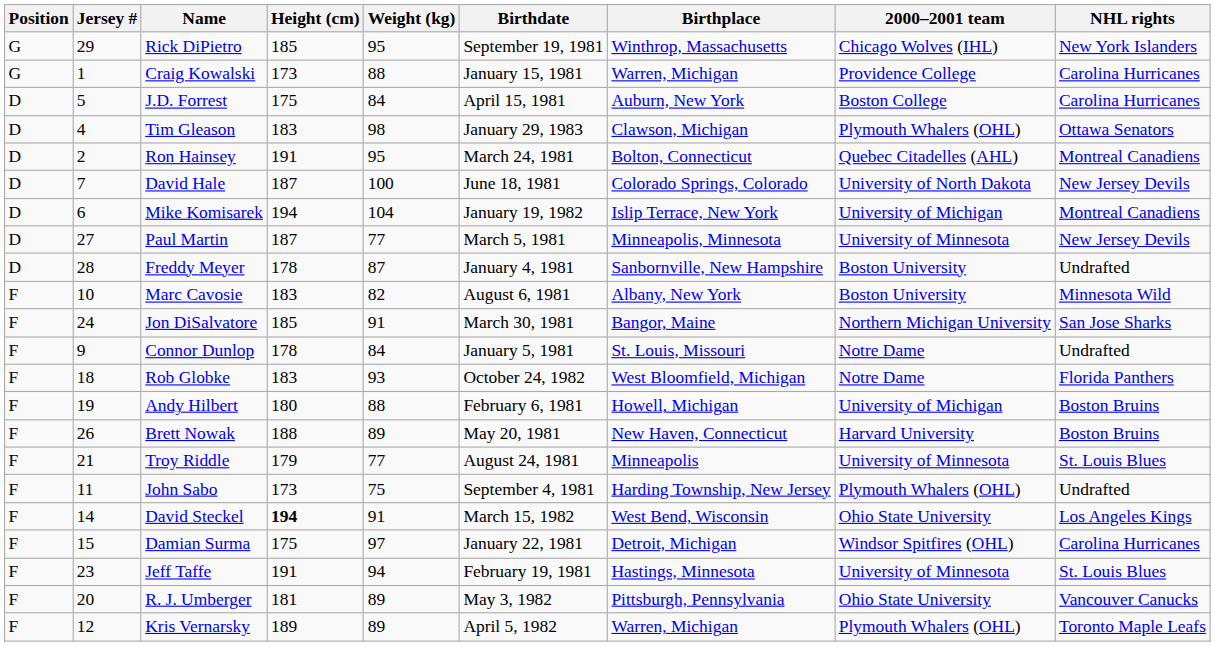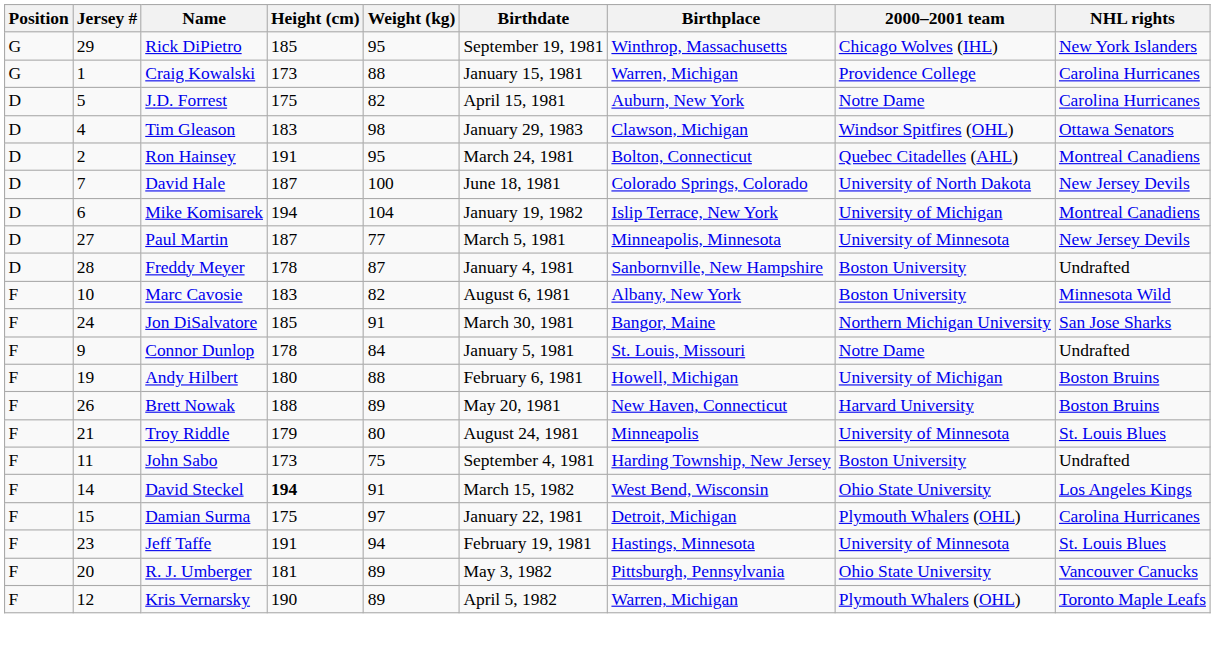(376, 101) 84 -> (376, 101) 82
(893, 101) Boston College -> (882, 101) Notre Dame
(930, 128) Plymouth Whalers (OHL) -> (926, 128) Windsor Spitfires (OHL)
- row: (188, 377)
(376, 460) 77 -> (376, 433) 80
(930, 488) Plymouth Whalers (OHL) -> (902, 460) Boston University
(926, 543) Windsor Spitfires (OHL) -> (930, 516) Plymouth Whalers (OHL)
(284, 626) 189 -> (284, 599) 190
